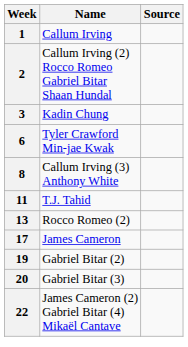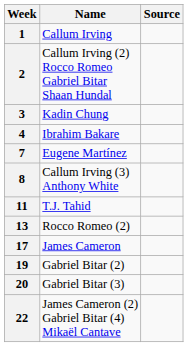+ row: (22, 134)
- row: (22, 140)
+ row: (22, 153)
